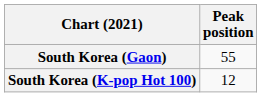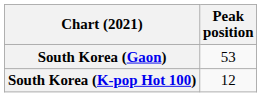(228, 56) 55 -> (228, 56) 53
